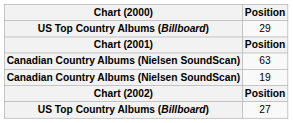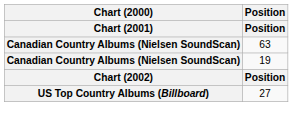- row: (265, 28)
